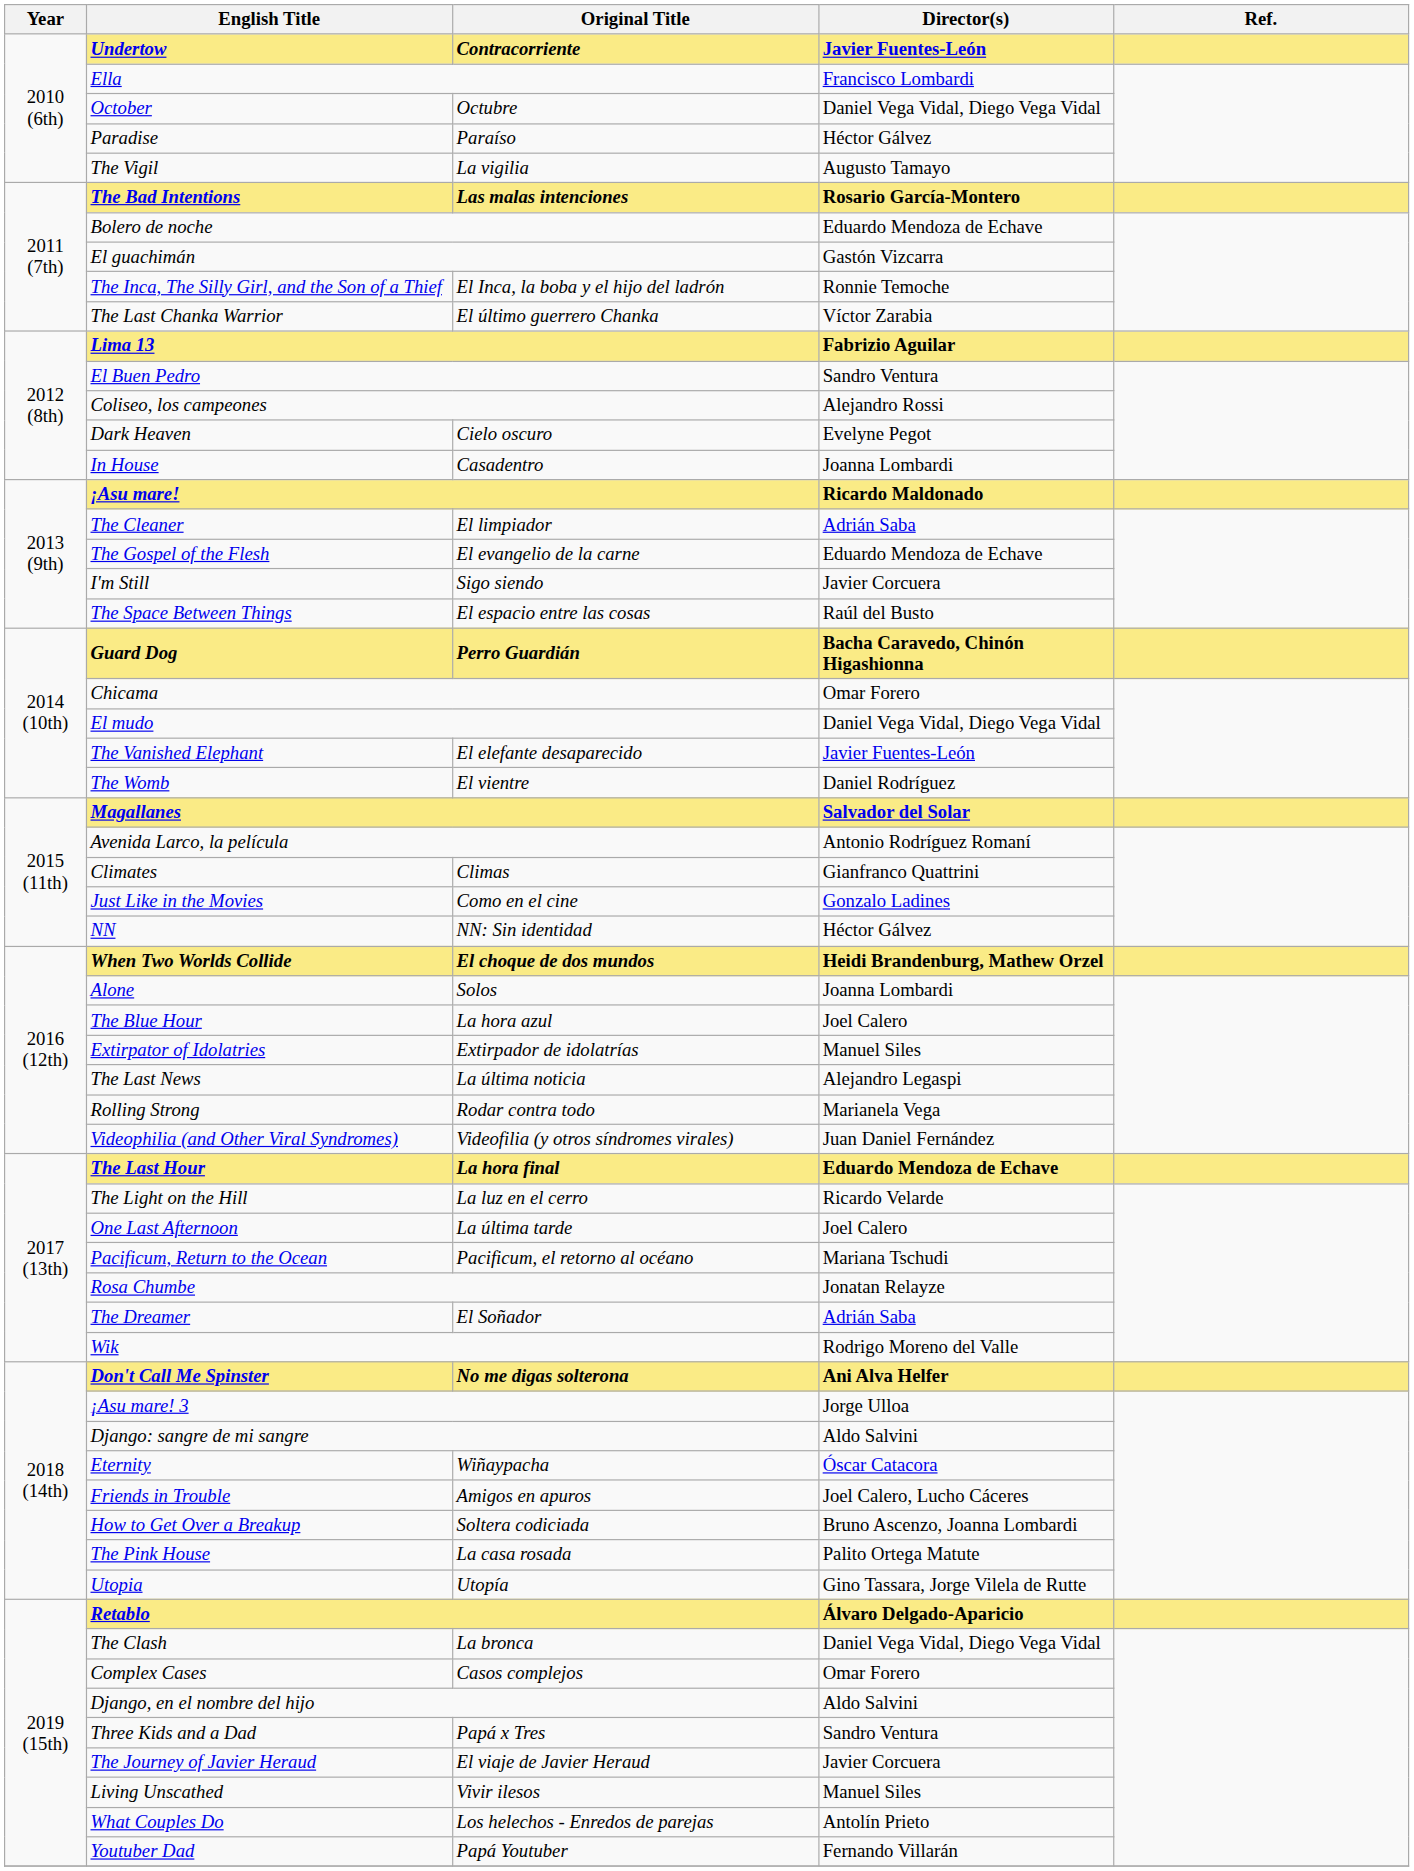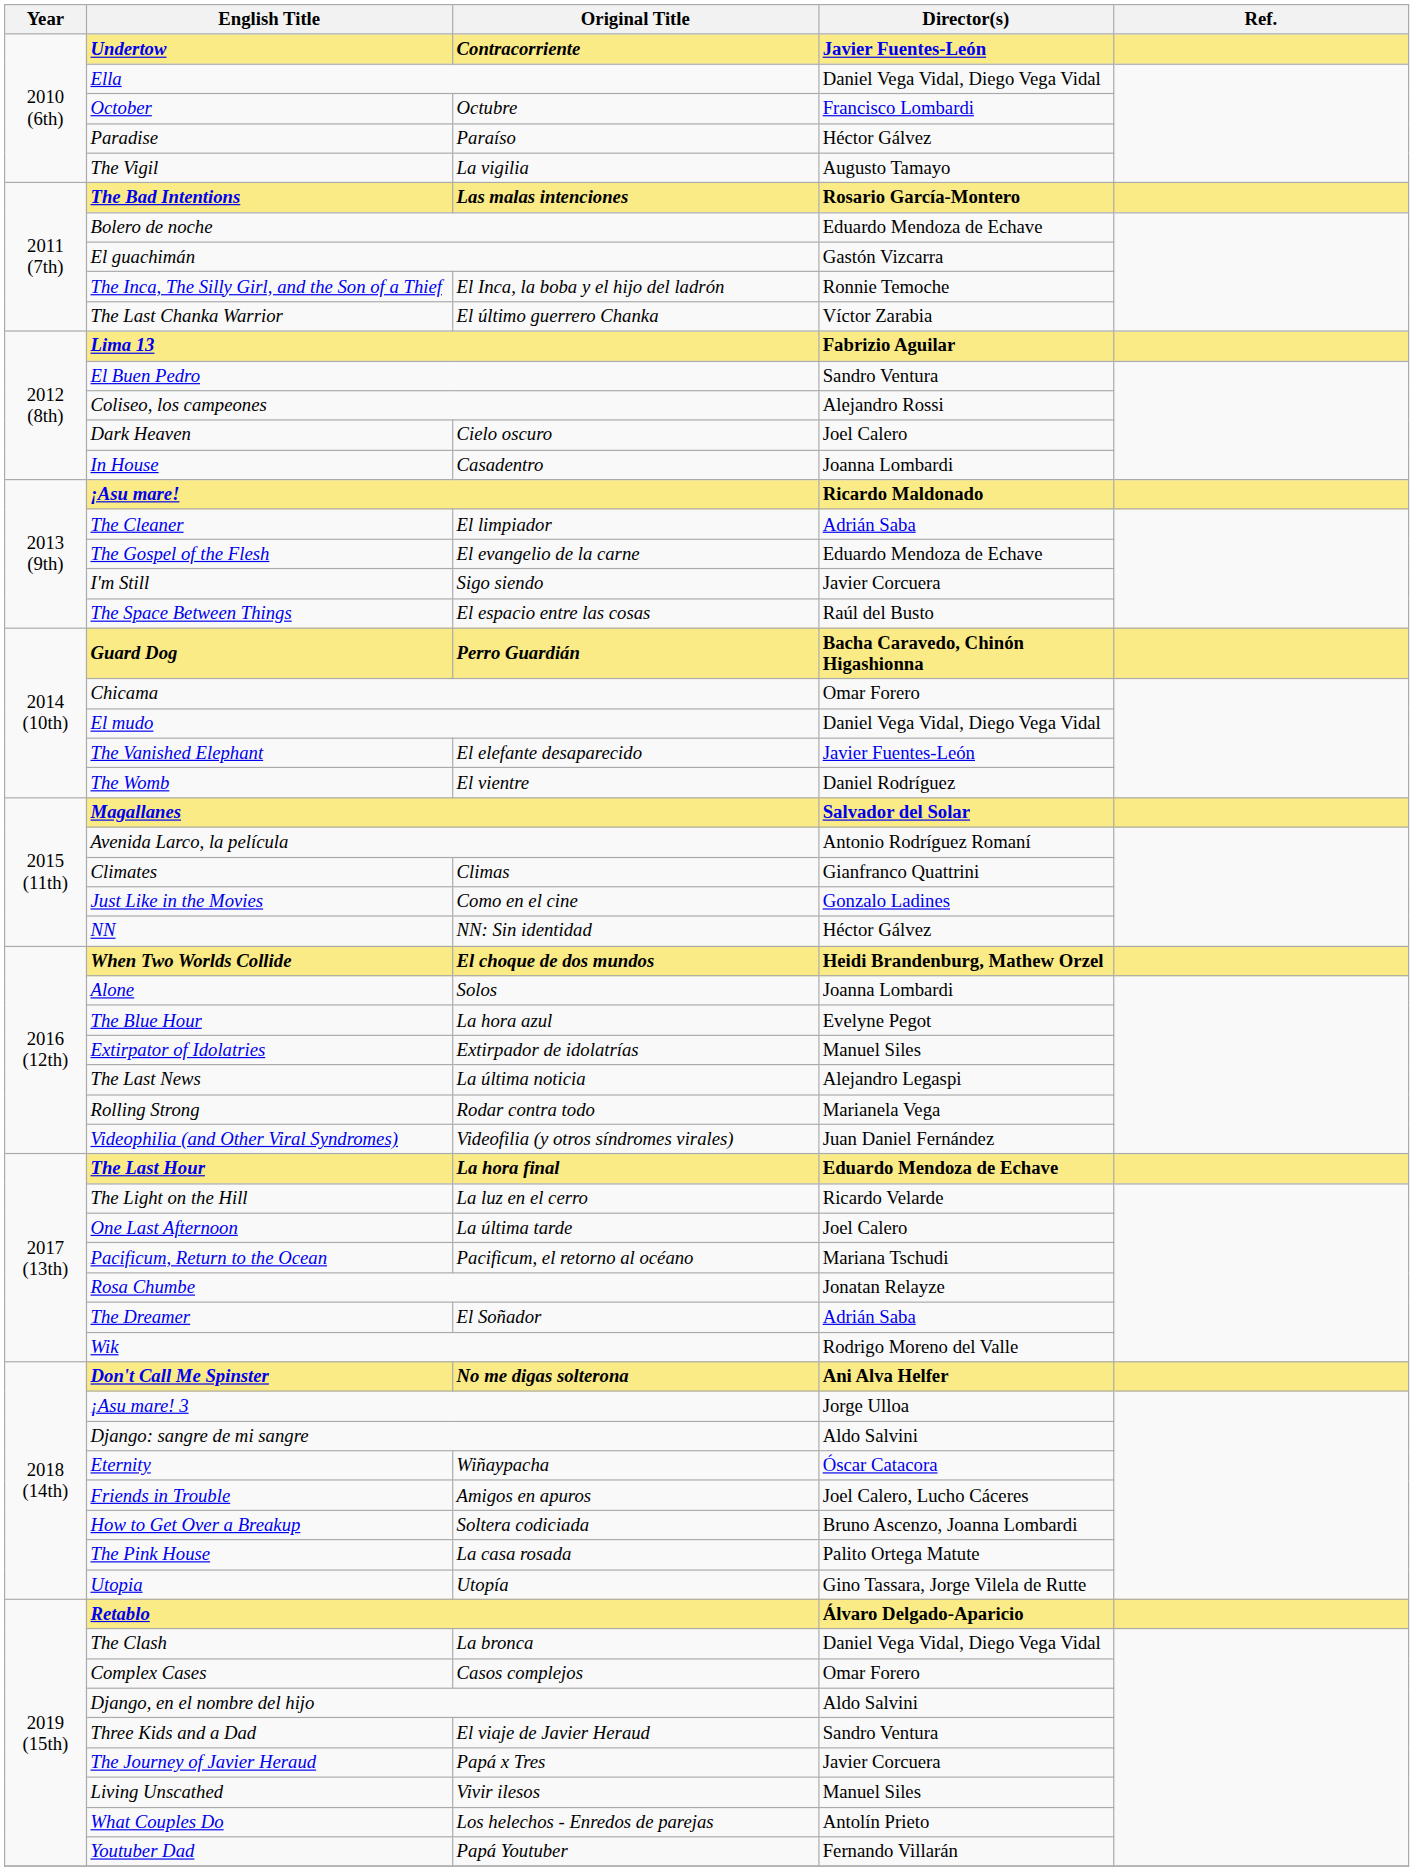(898, 78) Francisco Lombardi -> (962, 78) Daniel Vega Vidal, Diego Vega Vidal
(962, 108) Daniel Vega Vidal, Diego Vega Vidal -> (898, 108) Francisco Lombardi
(877, 434) Evelyne Pegot -> (865, 434) Joel Calero
(865, 1020) Joel Calero -> (877, 1020) Evelyne Pegot
(501, 1732) Papá x Tres -> (553, 1732) El viaje de Javier Heraud
(553, 1762) El viaje de Javier Heraud -> (501, 1762) Papá x Tres
